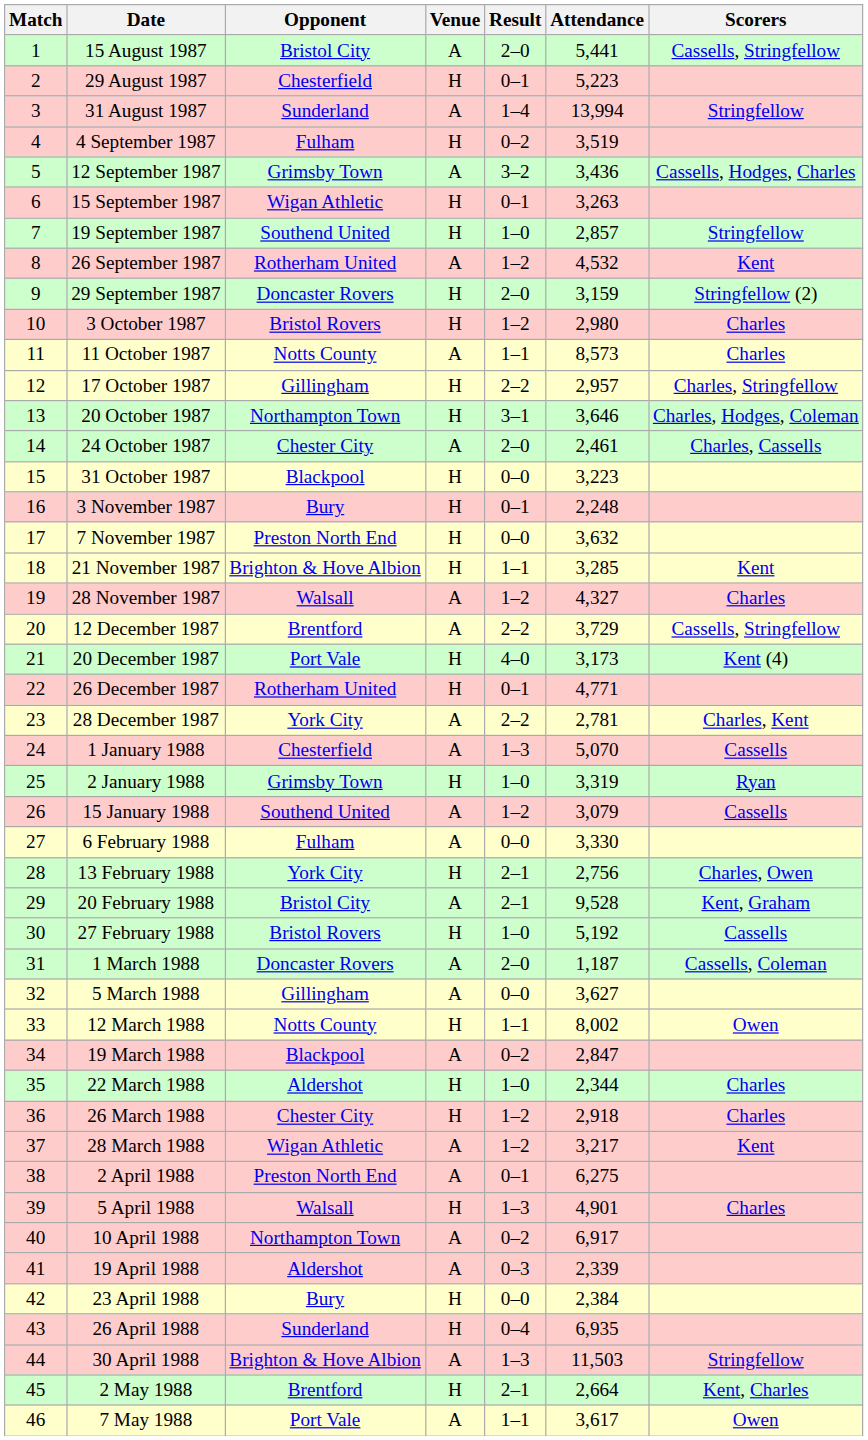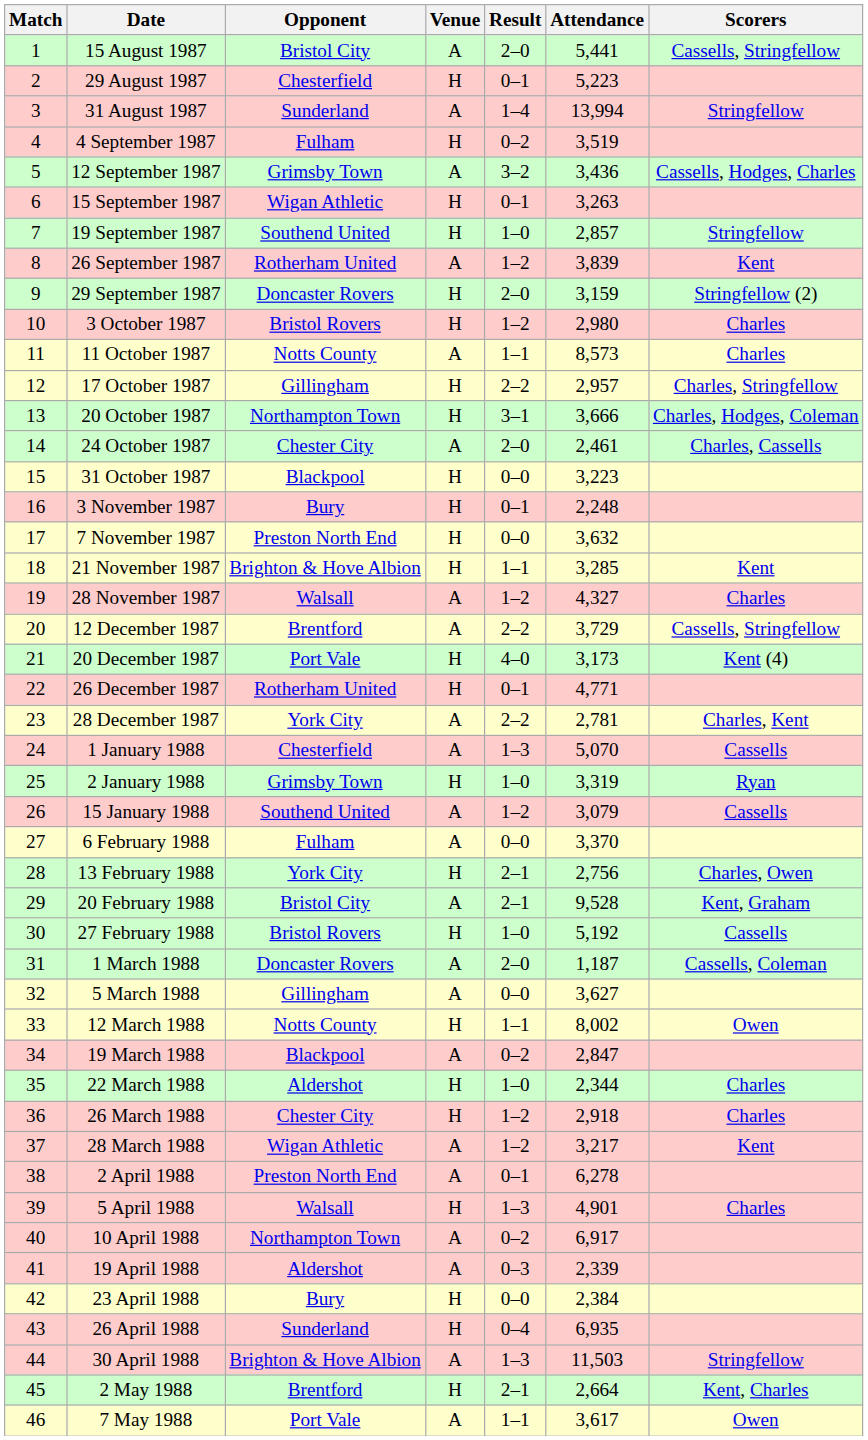(597, 263) 4,532 -> (597, 263) 3,839
(597, 415) 3,646 -> (597, 415) 3,666
(597, 841) 3,330 -> (597, 841) 3,370
(597, 1176) 6,275 -> (597, 1176) 6,278
